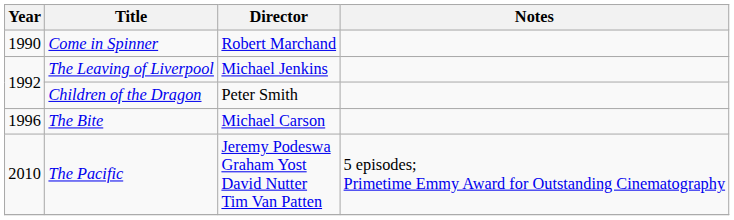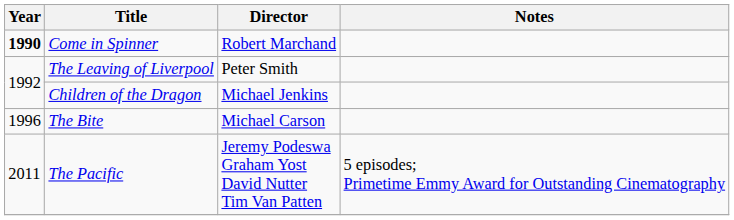(25, 43) normal -> (25, 43) bold
(275, 69) Michael Jenkins -> (260, 69) Peter Smith
(260, 95) Peter Smith -> (275, 95) Michael Jenkins
(25, 174) 2010 -> (24, 174) 2011
